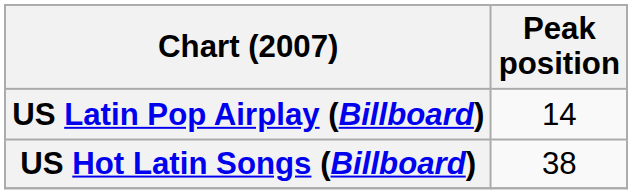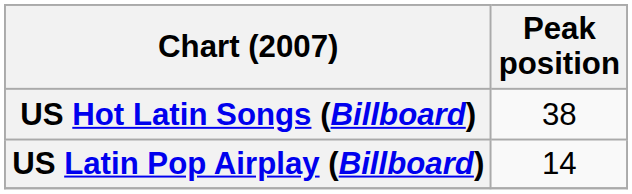rows swapped: (248, 163) <-> (248, 113)
